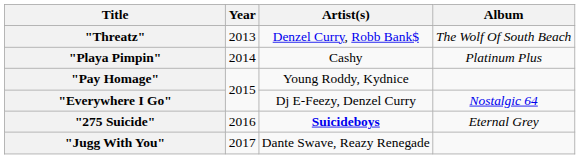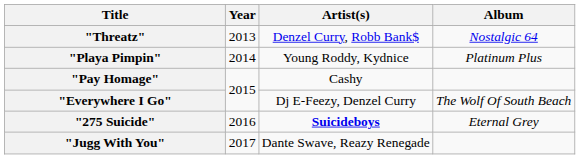(504, 36) The Wolf Of South Beach -> (504, 36) Nostalgic 64
(346, 57) Cashy -> (346, 57) Young Roddy, Kydnice
(346, 79) Young Roddy, Kydnice -> (346, 79) Cashy
(504, 100) Nostalgic 64 -> (504, 100) The Wolf Of South Beach
